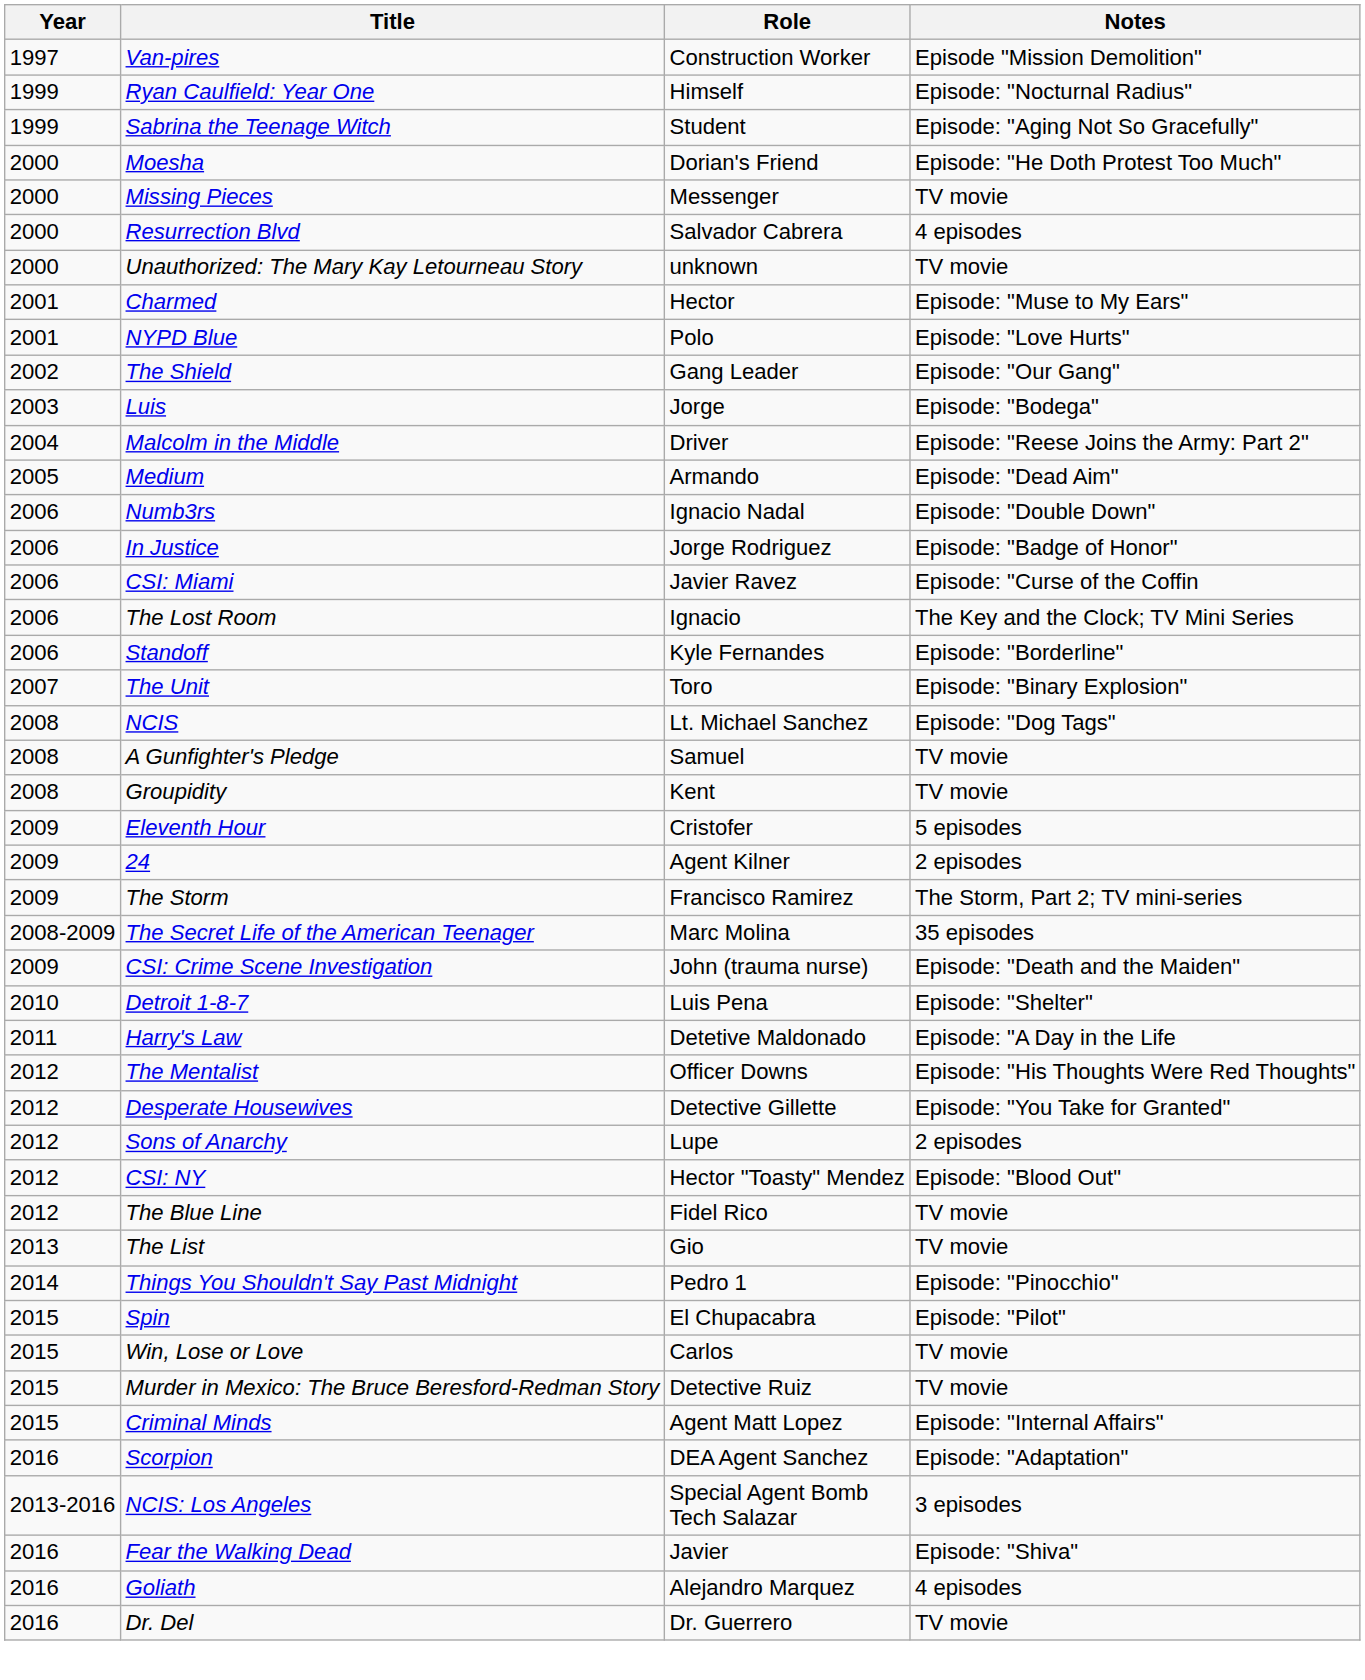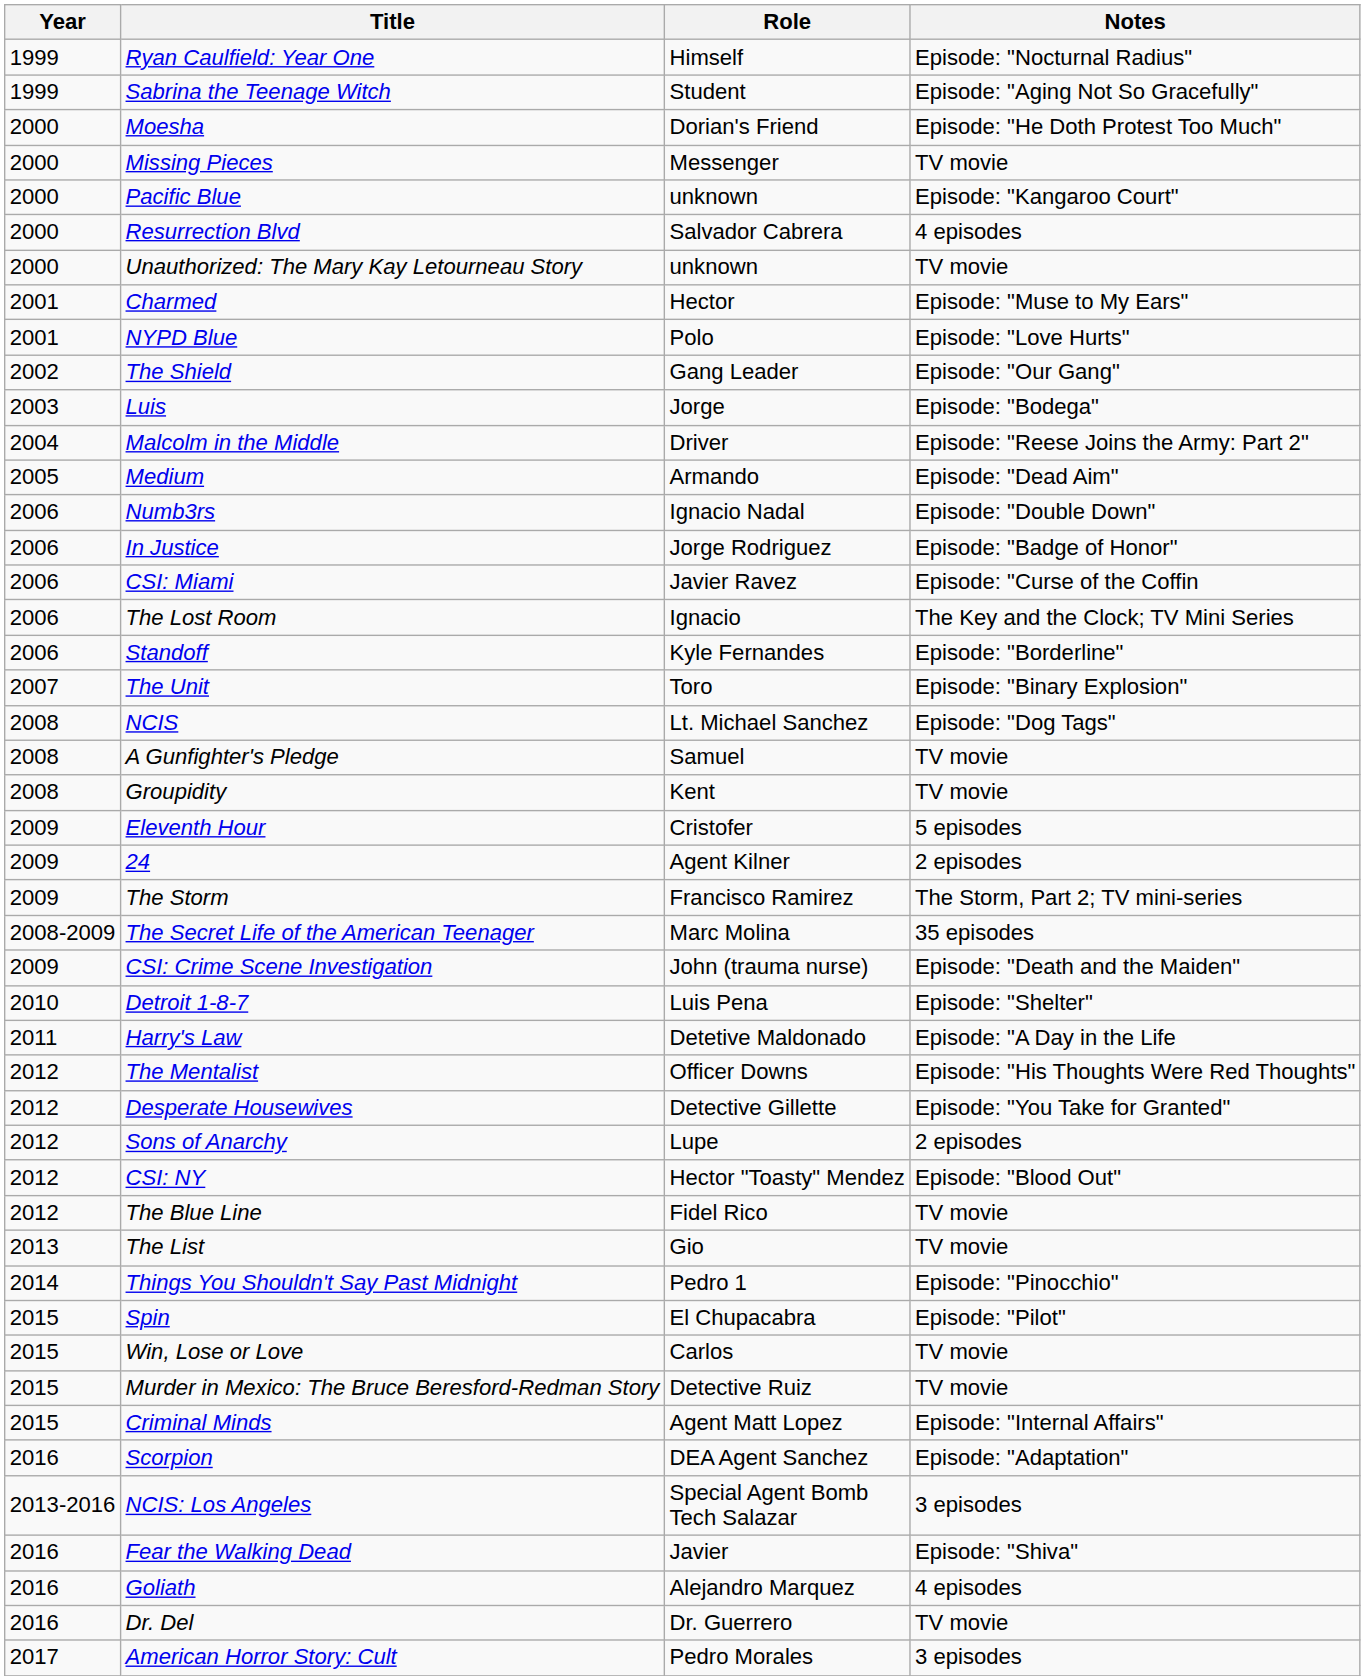- row: (172, 57)
+ row: (183, 197)
+ row: (261, 1657)
